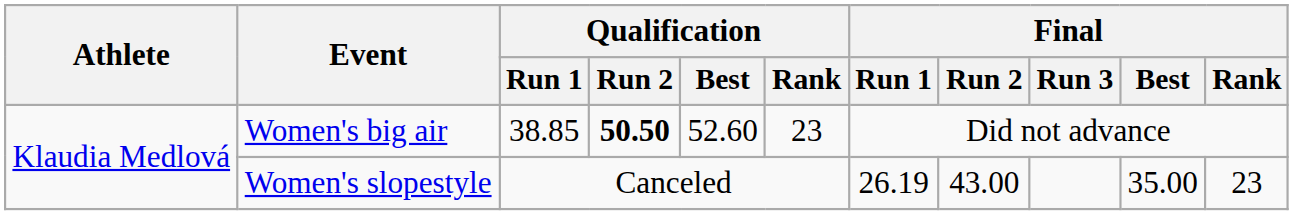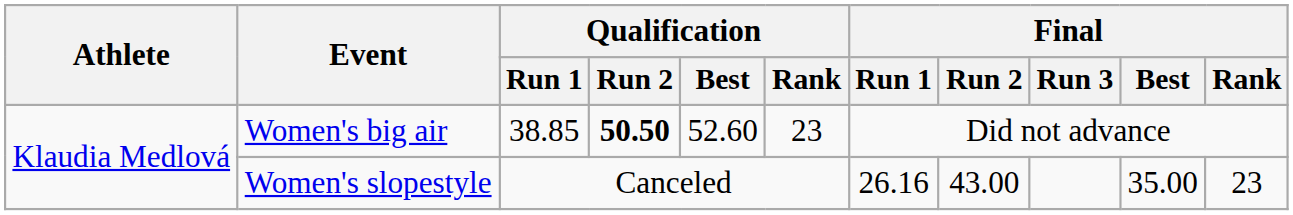(894, 182) 26.19 -> (894, 182) 26.16
